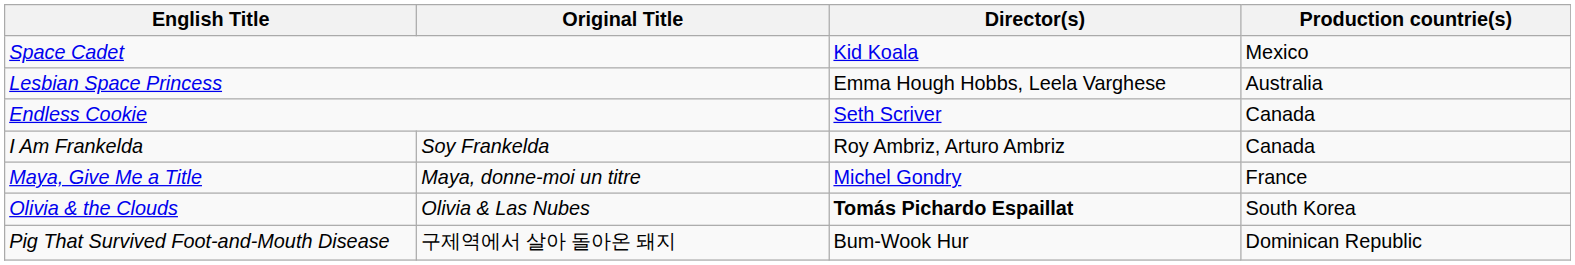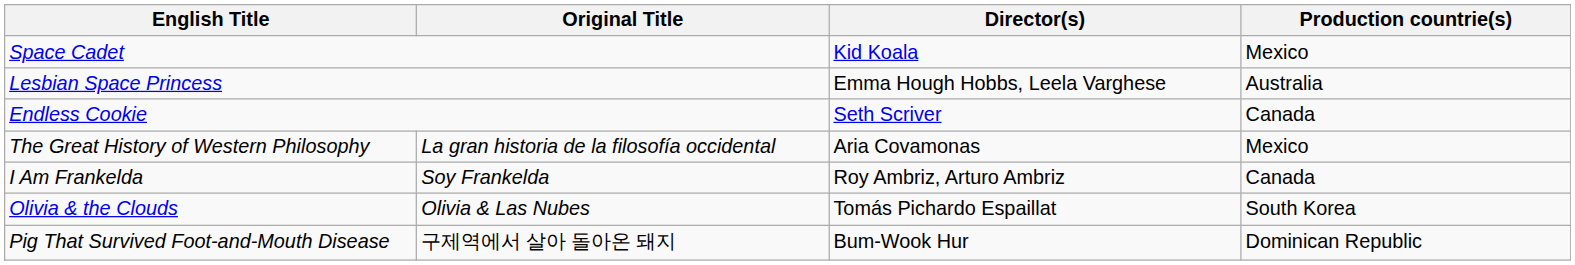+ row: (189, 146)
- row: (106, 177)
(953, 209) bold -> (945, 209) normal
